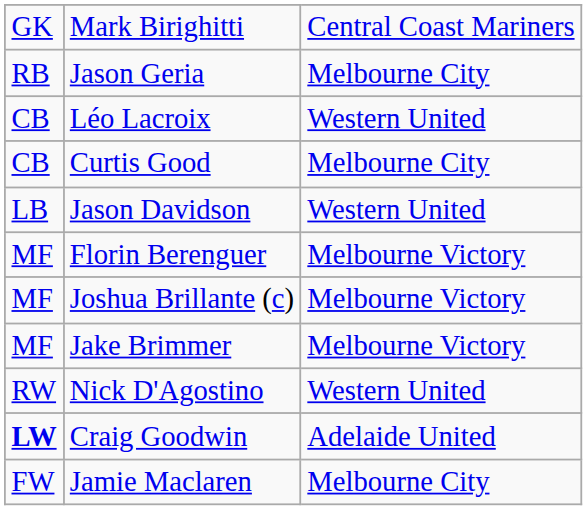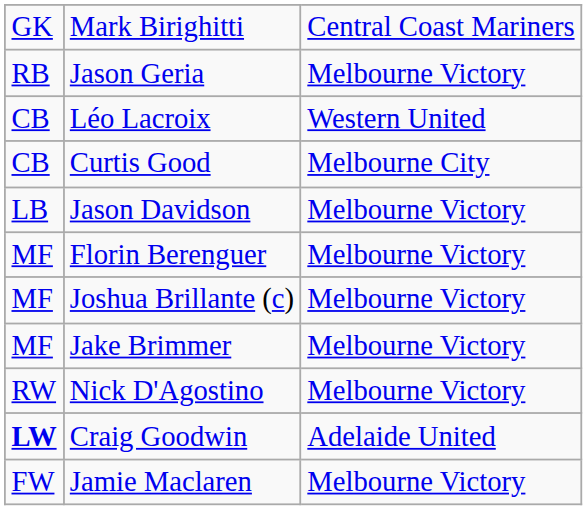(398, 72) Melbourne City -> (416, 72) Melbourne Victory
(396, 208) Western United -> (416, 208) Melbourne Victory
(396, 390) Western United -> (416, 390) Melbourne Victory
(398, 481) Melbourne City -> (416, 481) Melbourne Victory
